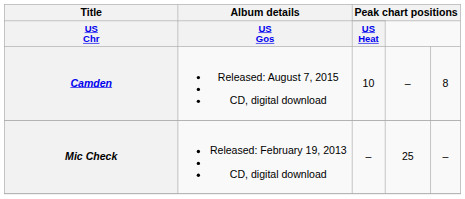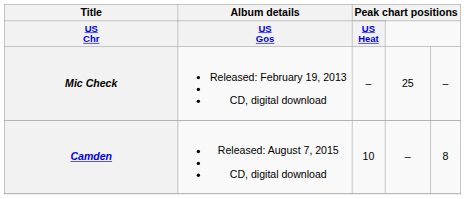rows swapped: (91, 157) <-> (91, 83)
